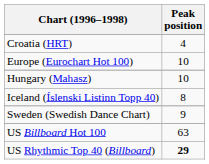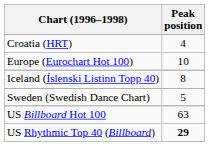- row: (49, 79)
(183, 114) 9 -> (183, 97) 5
